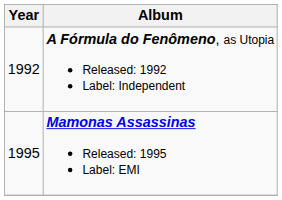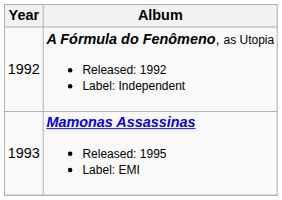(24, 153) 1995 -> (24, 153) 1993
